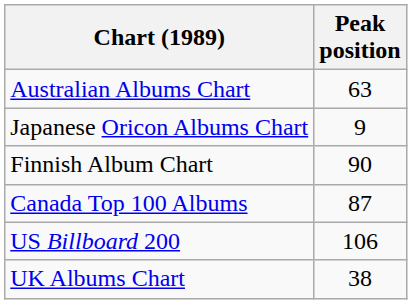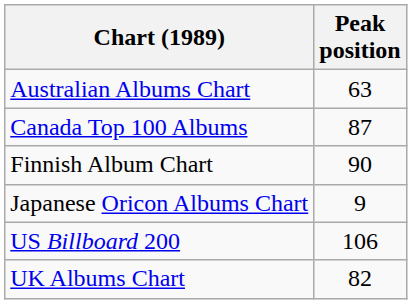rows swapped: (129, 202) <-> (159, 126)
(360, 278) 38 -> (360, 278) 82
